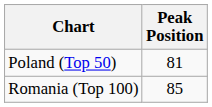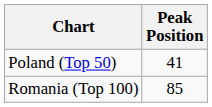(175, 62) 81 -> (175, 62) 41
